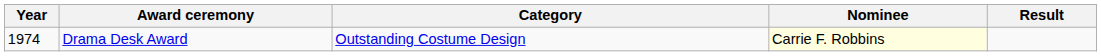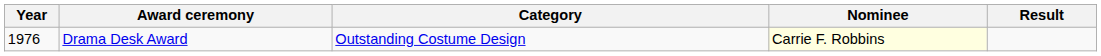(24, 39) 1974 -> (24, 39) 1976
